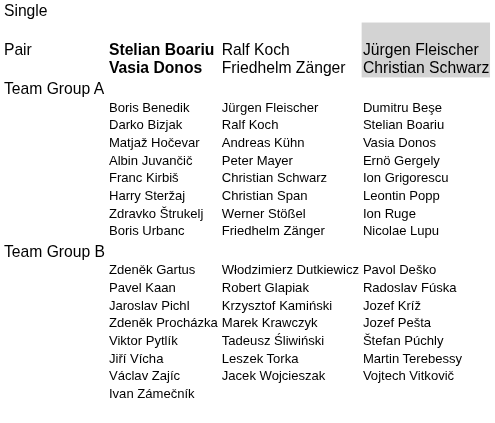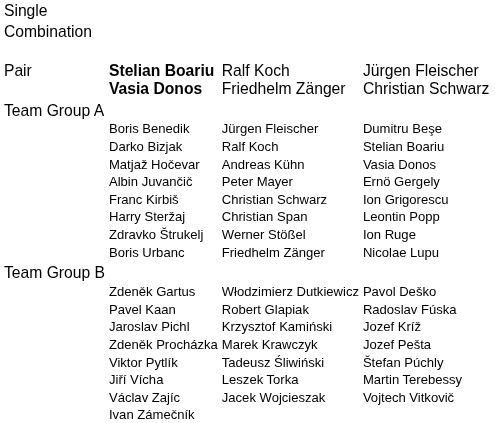+ row: (48, 32)
(426, 58) lightgrey background -> (426, 80) no background
